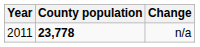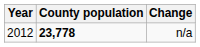(20, 32) 2011 -> (20, 32) 2012
